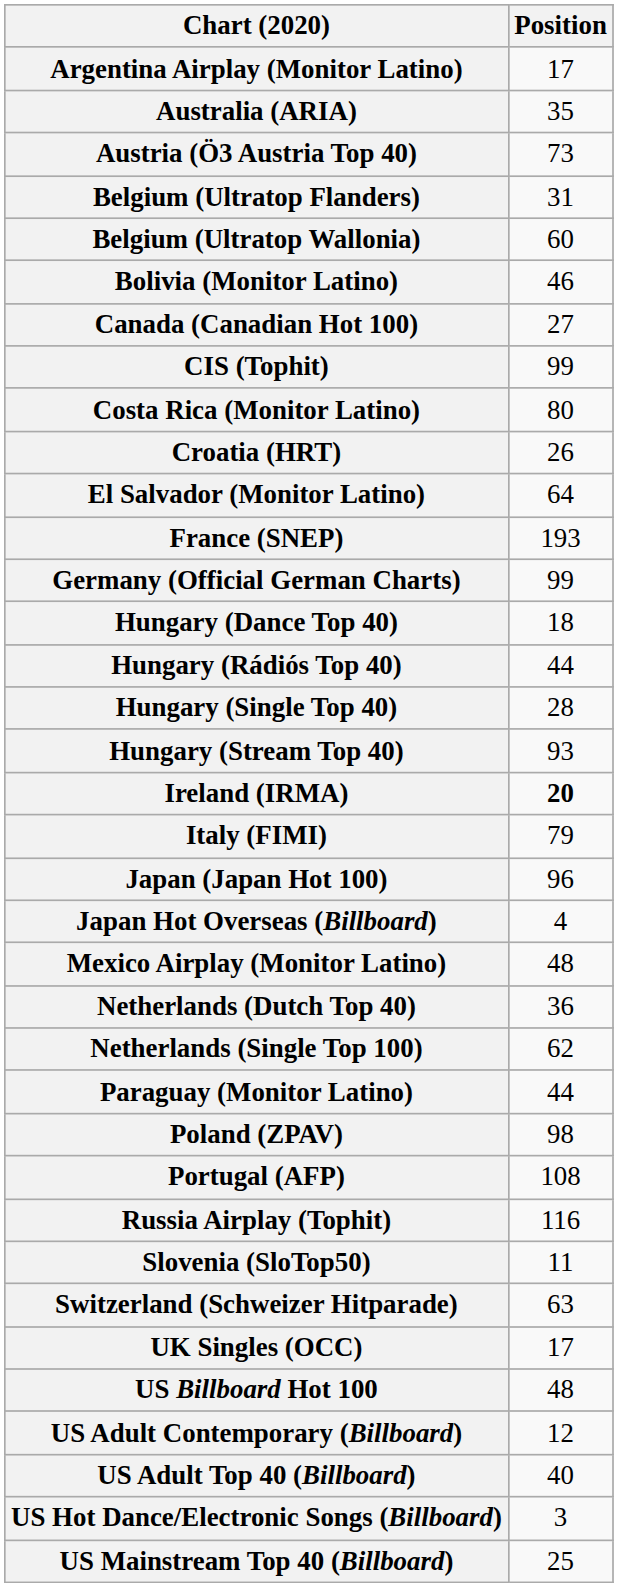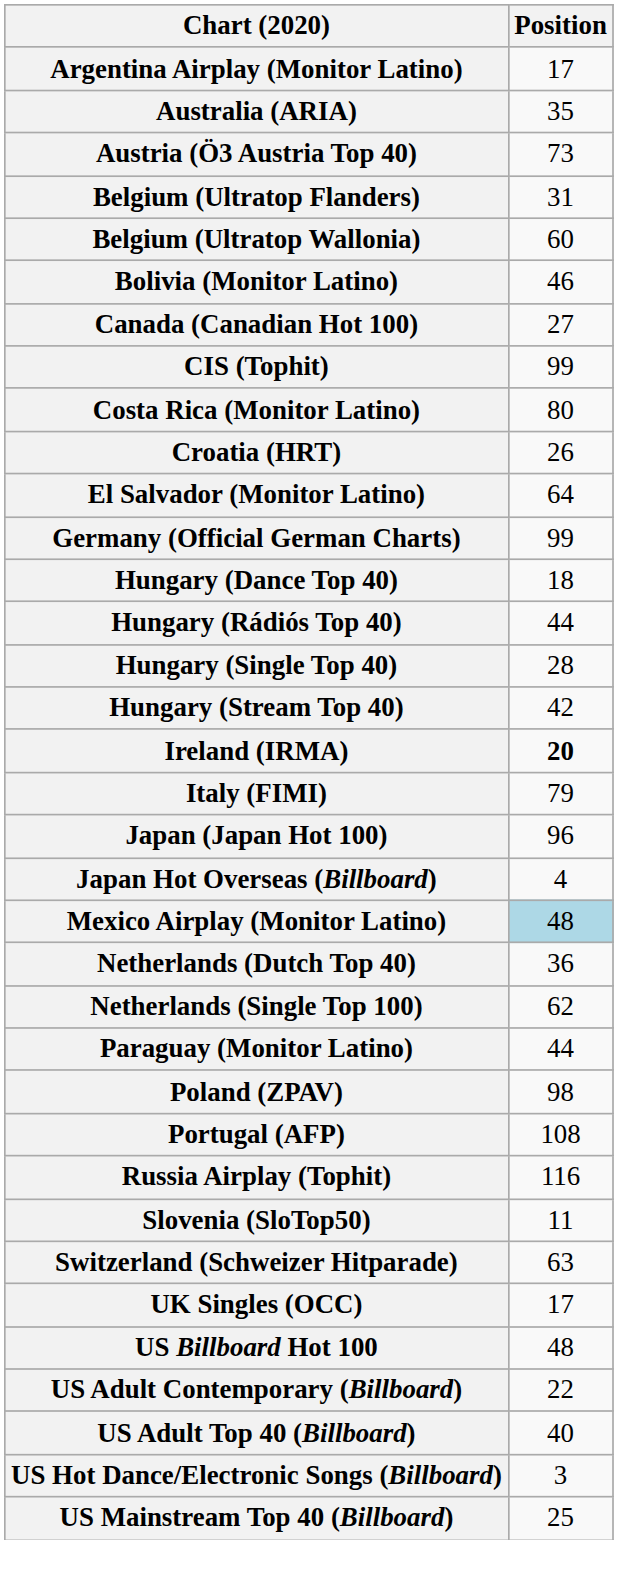- row: (256, 537)
(561, 750) 93 -> (561, 707) 42
(561, 963) no background -> (561, 921) lightblue background
(561, 1432) 12 -> (561, 1389) 22
